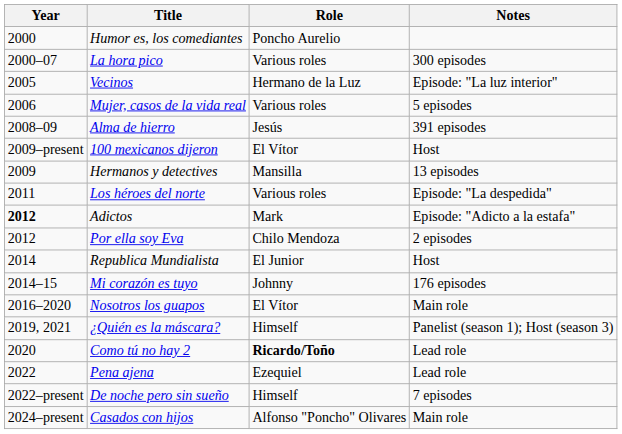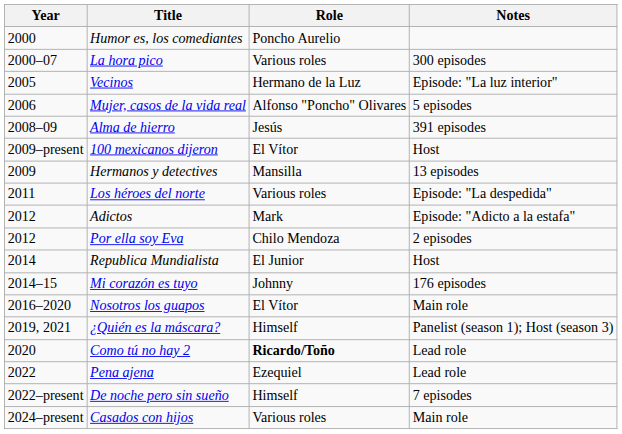(289, 104) Various roles -> (329, 104) Alfonso "Poncho" Olivares
(22, 216) bold -> (22, 216) normal
(329, 417) Alfonso "Poncho" Olivares -> (289, 417) Various roles
